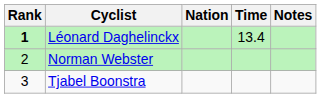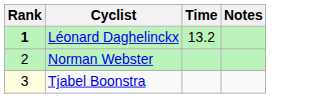- column: (207, 15)
(251, 37) 13.4 -> (201, 37) 13.2
(25, 81) no background -> (25, 81) lightyellow background
